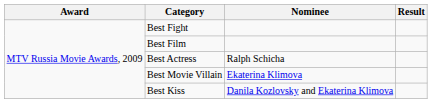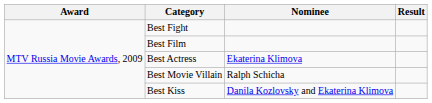(256, 59) Ralph Schicha -> (264, 59) Ekaterina Klimova
(264, 75) Ekaterina Klimova -> (256, 75) Ralph Schicha
